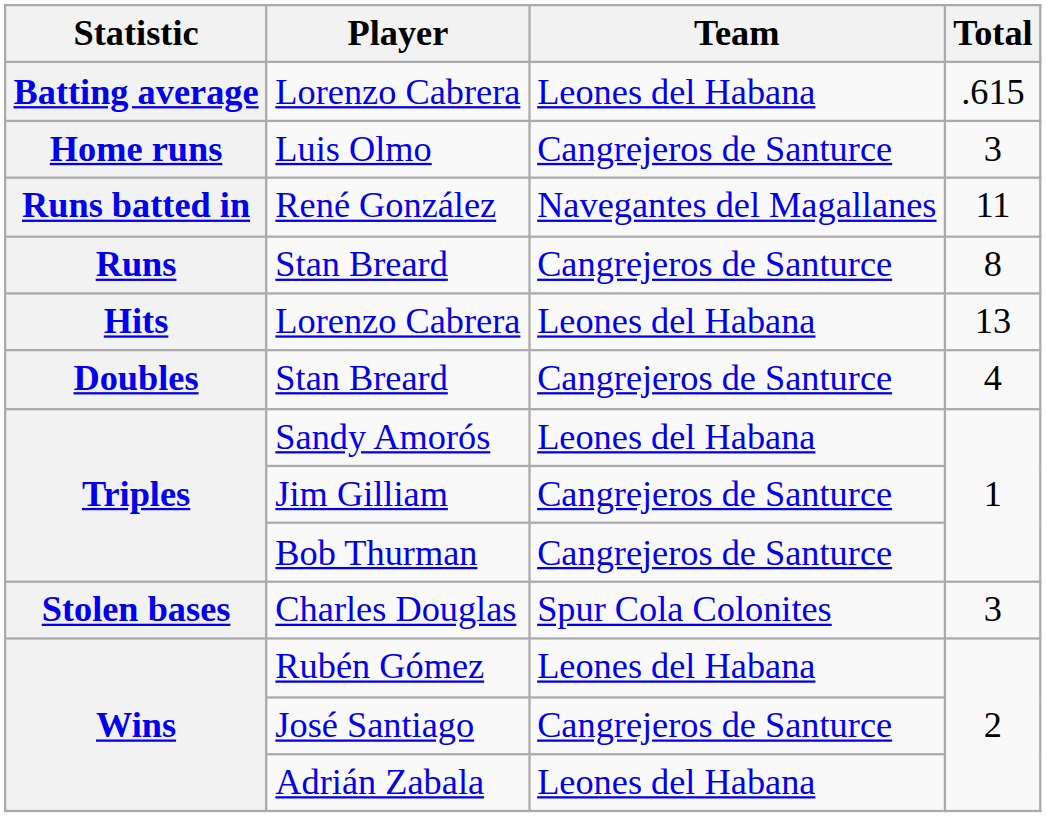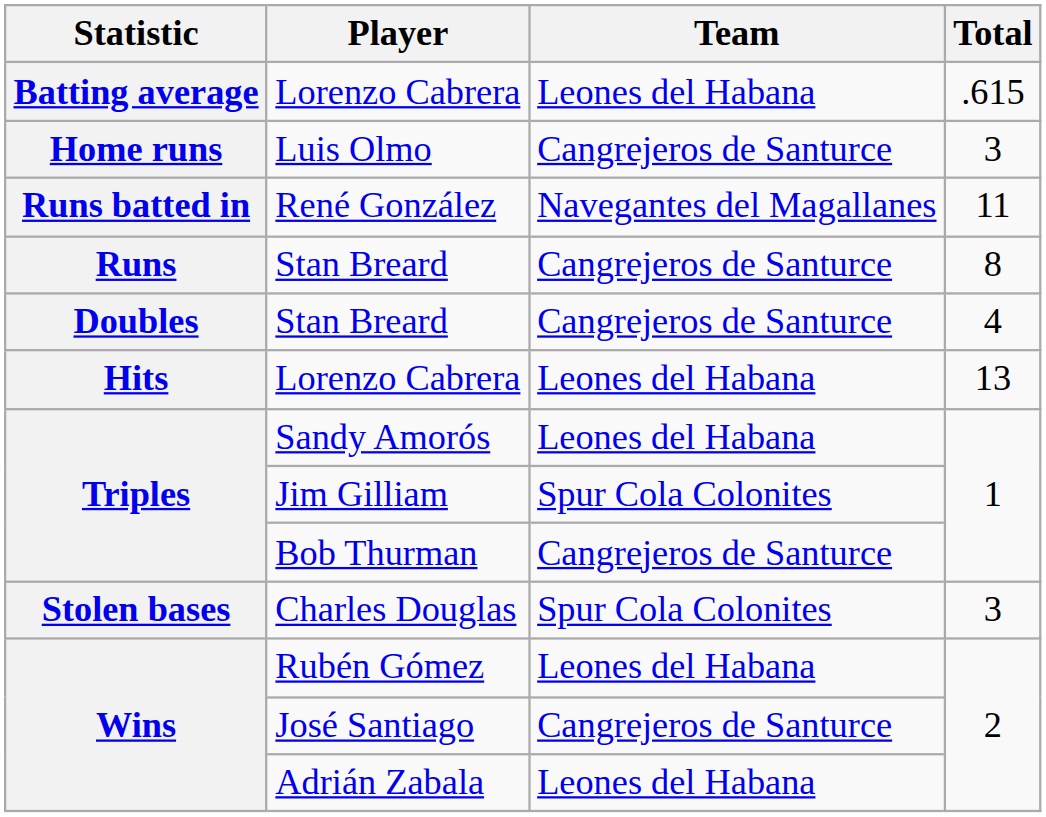rows swapped: (136, 321) <-> (136, 378)
(715, 494) Cangrejeros de Santurce -> (684, 494) Spur Cola Colonites
